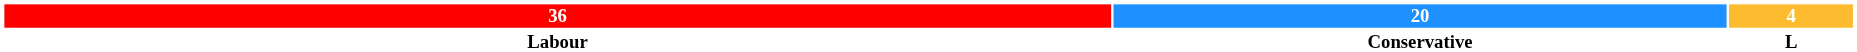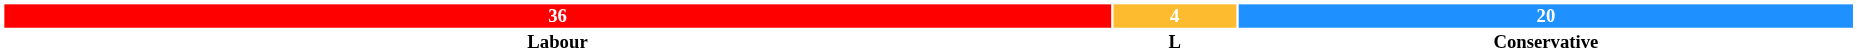columns swapped: (1420, 15) <-> (1791, 15)
